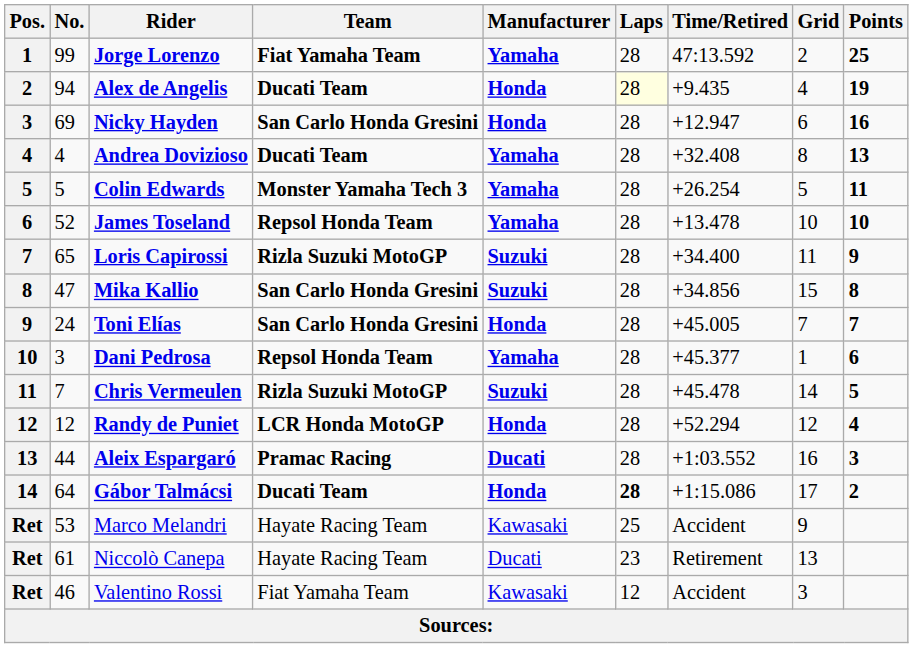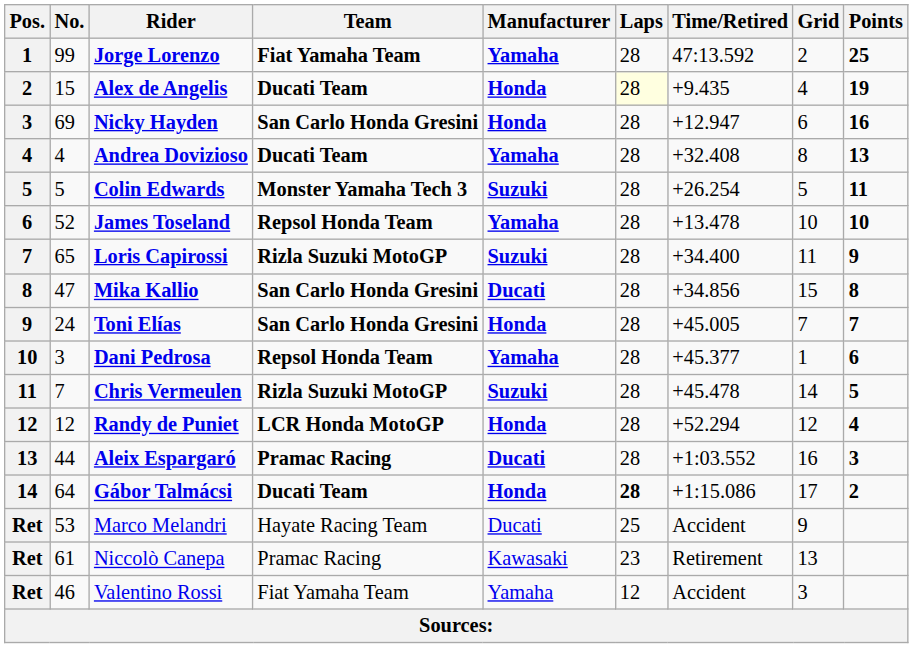(65, 88) 94 -> (65, 88) 15
(523, 189) Yamaha -> (518, 189) Suzuki
(518, 290) Suzuki -> (516, 290) Ducati
(528, 525) Kawasaki -> (515, 525) Ducati
(342, 558) Hayate Racing Team -> (319, 558) Pramac Racing
(515, 558) Ducati -> (528, 558) Kawasaki
(528, 592) Kawasaki -> (520, 592) Yamaha
